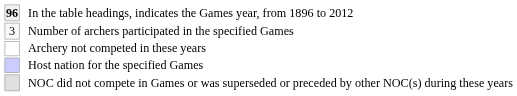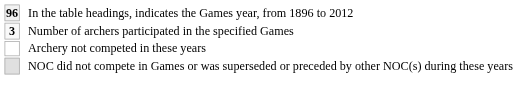(12, 31) normal -> (12, 31) bold
- row: (116, 65)
